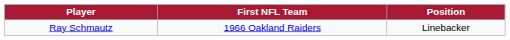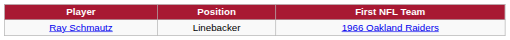columns swapped: (446, 12) <-> (272, 12)
